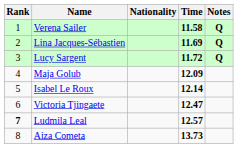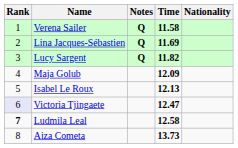columns swapped: (153, 12) <-> (219, 12)
(192, 58) 11.72 -> (168, 58) 11.82
(192, 89) 12.14 -> (168, 89) 12.13
(18, 105) no background -> (18, 105) lavender background
(192, 120) 12.57 -> (168, 120) 12.58
